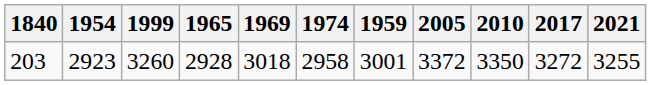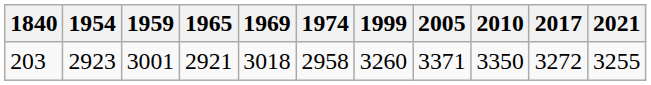columns swapped: (384, 23) <-> (150, 23)
(209, 60) 2928 -> (209, 60) 2921
(442, 60) 3372 -> (442, 60) 3371
